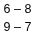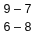rows swapped: (17, 9) <-> (17, 26)
